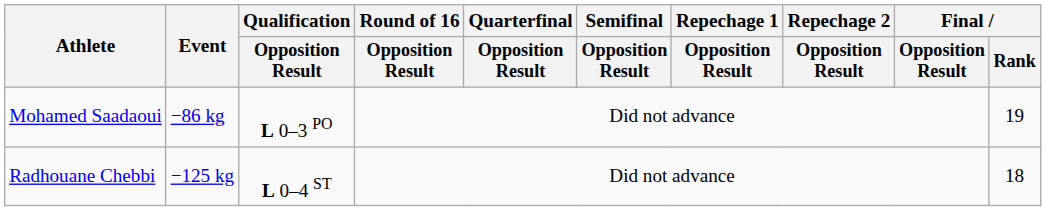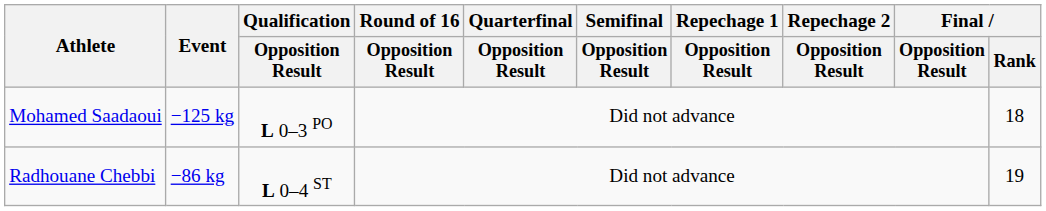(198, 117) −86 kg -> (202, 117) −125 kg
(1015, 117) 19 -> (1015, 117) 18
(202, 176) −125 kg -> (198, 176) −86 kg
(1015, 176) 18 -> (1015, 176) 19
